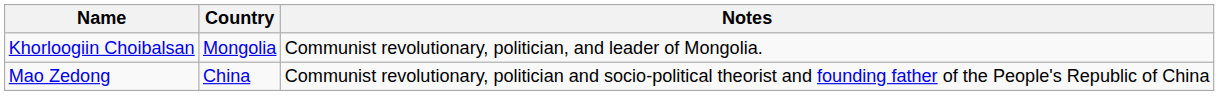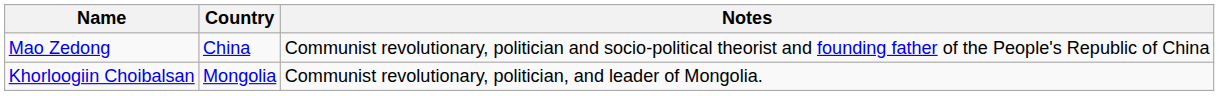rows swapped: (102, 47) <-> (59, 76)
